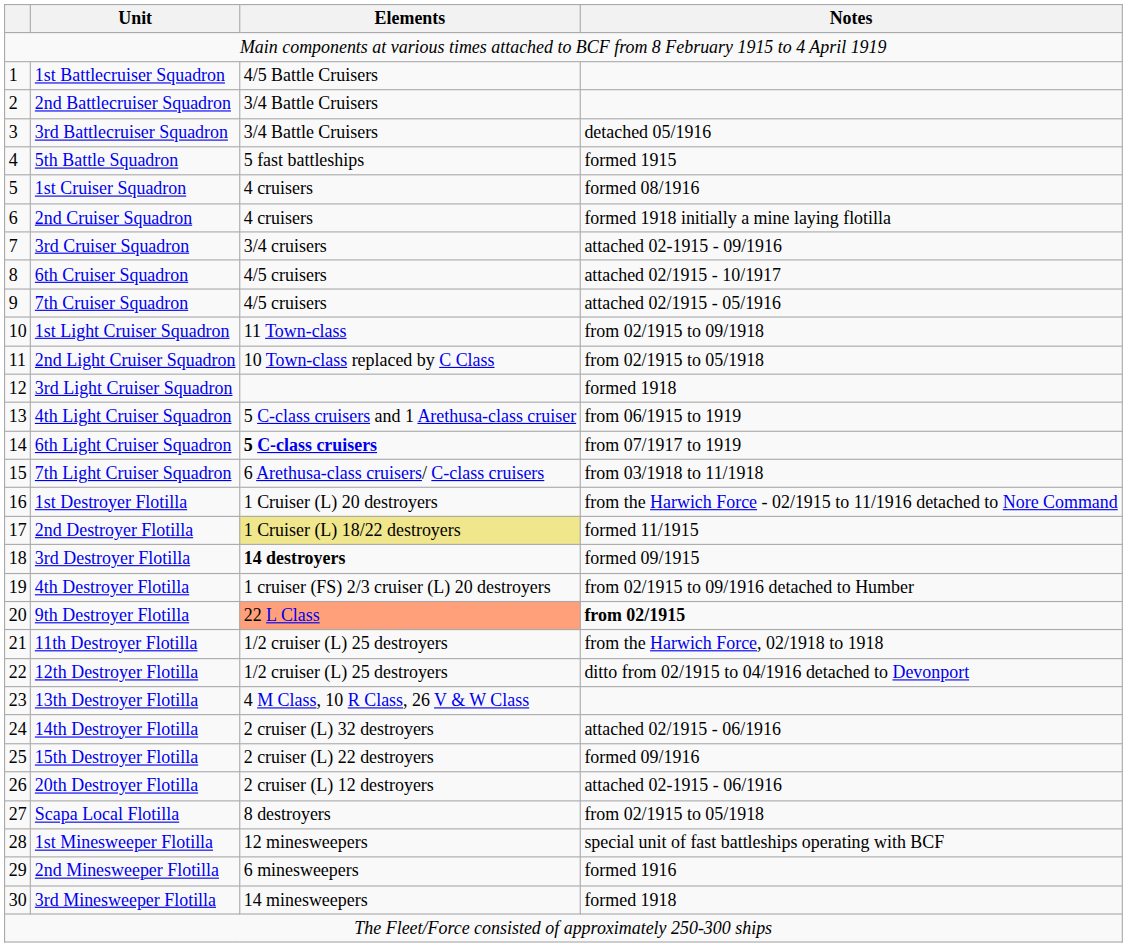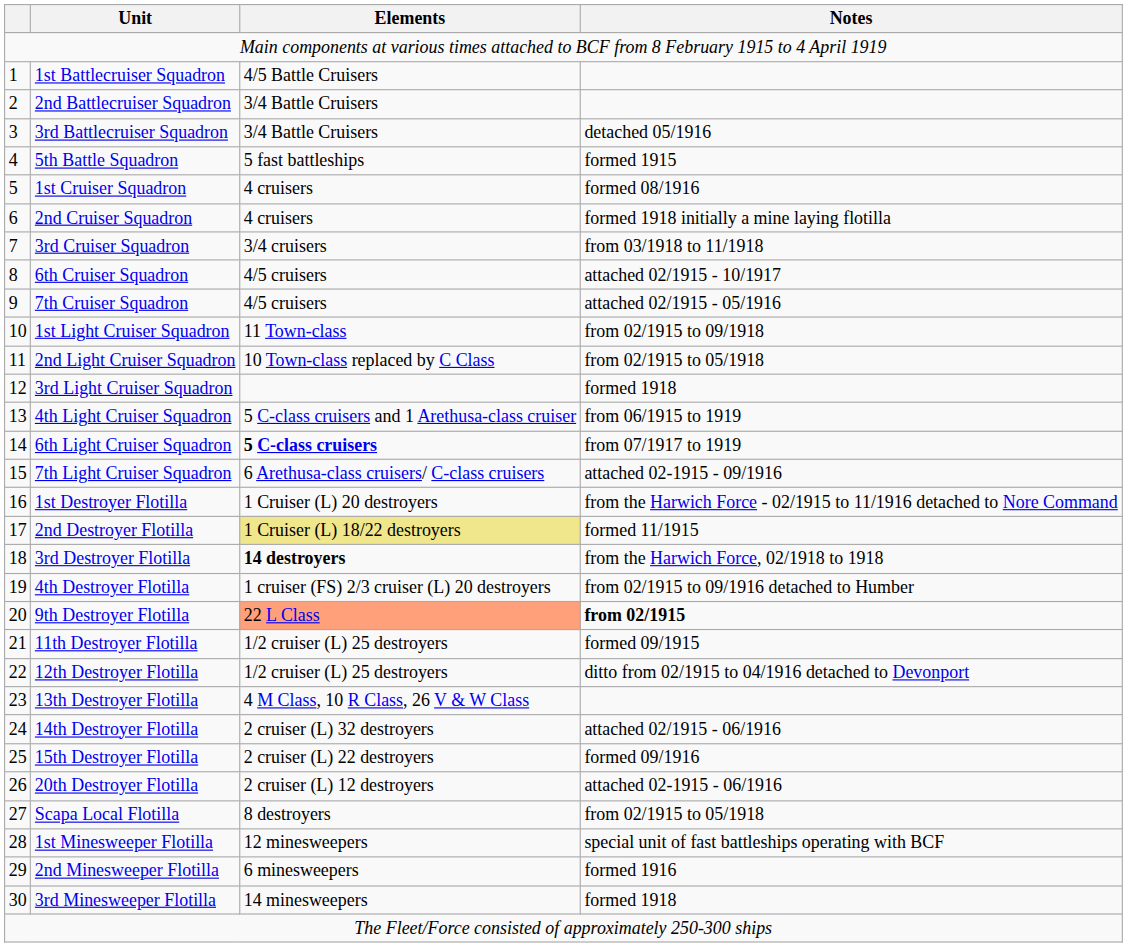(683, 246) attached 02-1915 - 09/1916 -> (674, 246) from 03/1918 to 11/1918
(674, 473) from 03/1918 to 11/1918 -> (683, 473) attached 02-1915 - 09/1916
(642, 558) formed 09/1915 -> (734, 558) from the Harwich Force, 02/1918 to 1918
(734, 643) from the Harwich Force, 02/1918 to 1918 -> (642, 643) formed 09/1915
